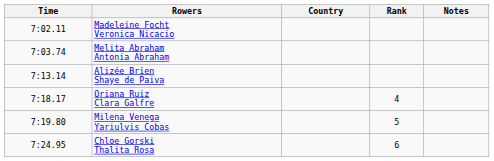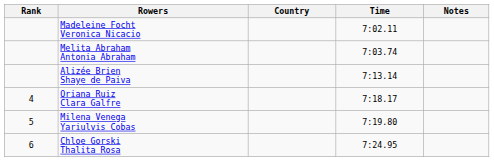columns swapped: (397, 11) <-> (48, 11)
